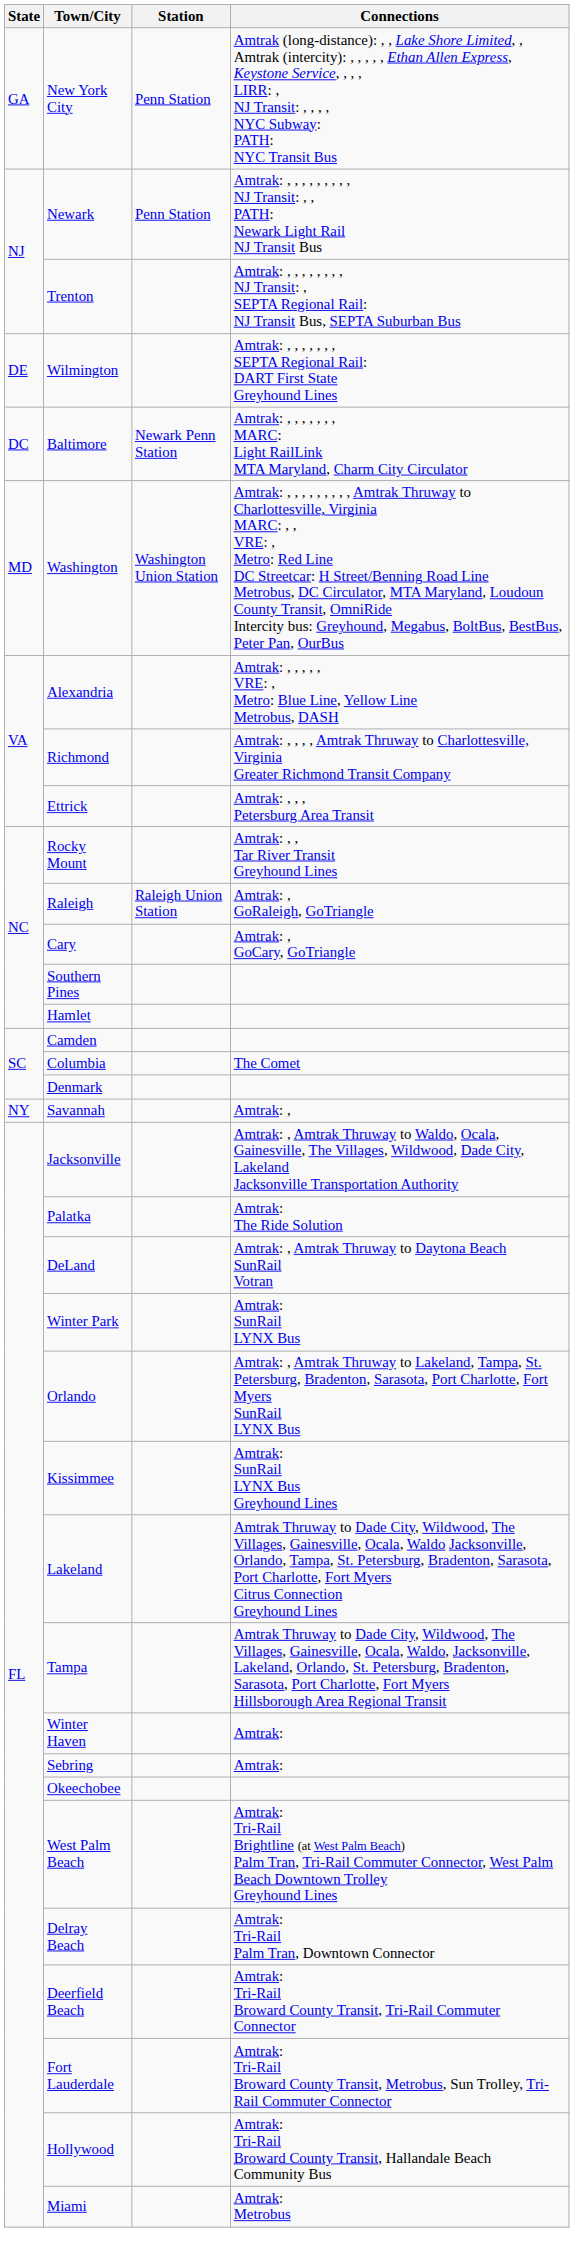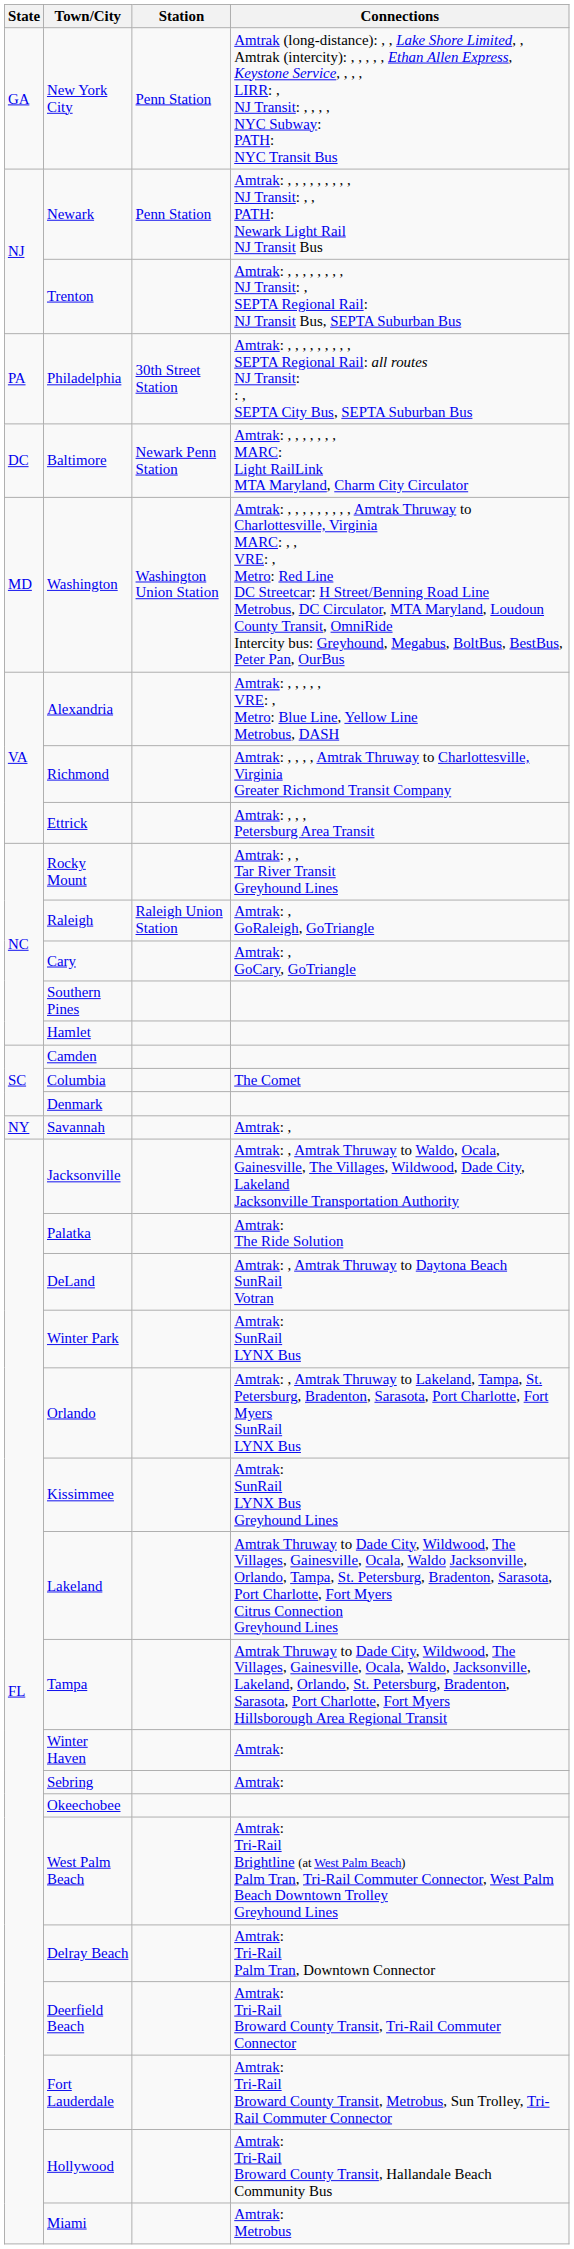+ row: (84, 378)
- row: (83, 370)
